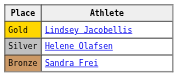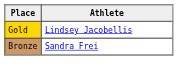- row: (23, 46)
